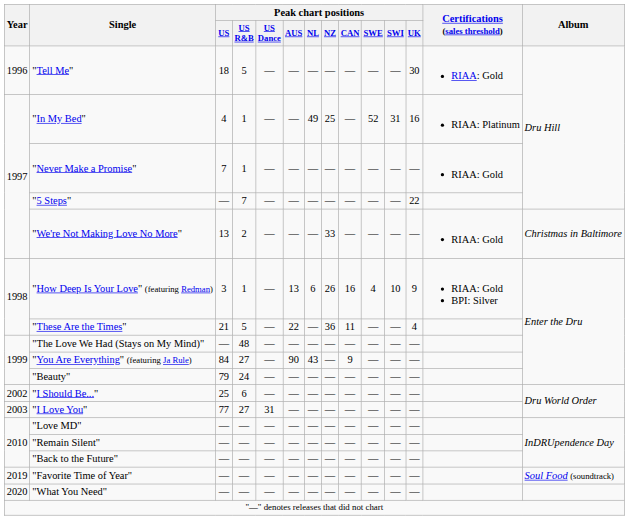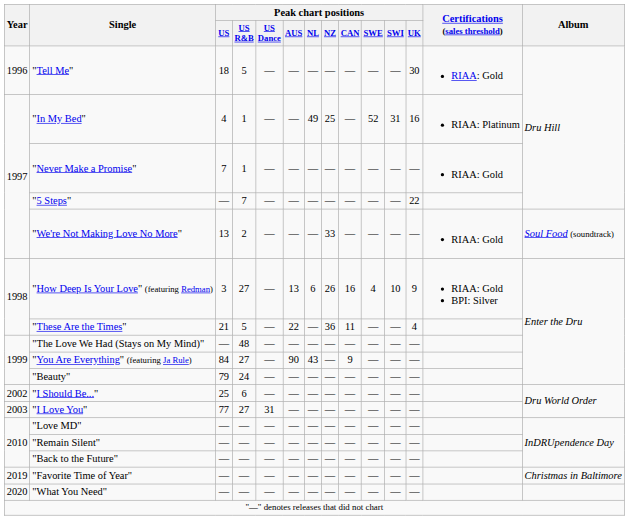(573, 233) Christmas in Baltimore -> (569, 233) Soul Food (soundtrack)
(244, 288) 1 -> (244, 288) 27
(569, 475) Soul Food (soundtrack) -> (573, 475) Christmas in Baltimore
